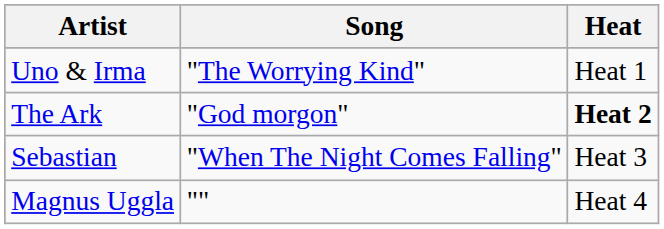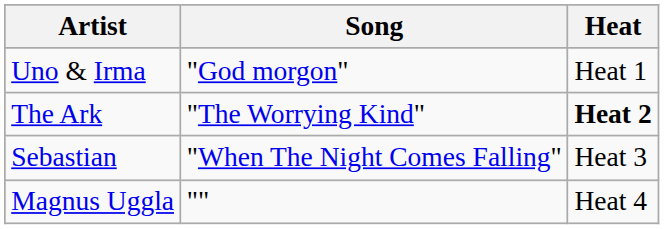(306, 69) "The Worrying Kind" -> (268, 69) "God morgon"
(268, 113) "God morgon" -> (306, 113) "The Worrying Kind"
